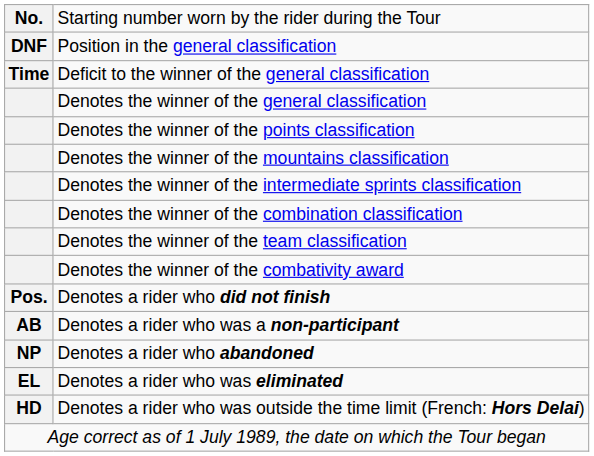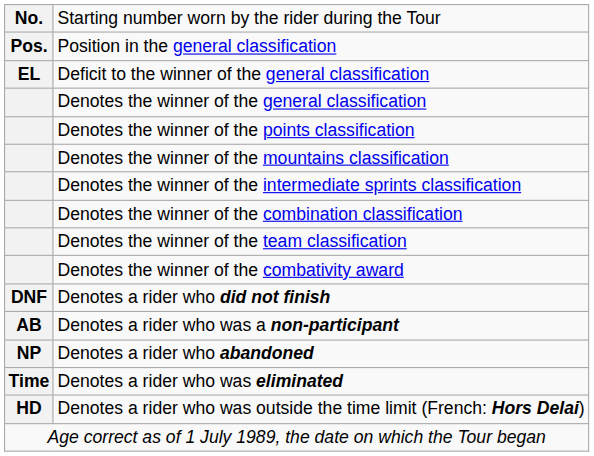(29, 46) DNF -> (29, 46) Pos.
(29, 74) Time -> (29, 74) EL
(29, 297) Pos. -> (29, 297) DNF
(29, 381) EL -> (29, 381) Time
